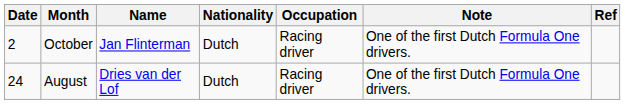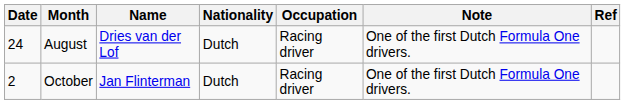rows swapped: (65, 81) <-> (68, 44)
